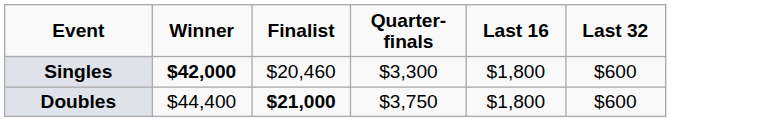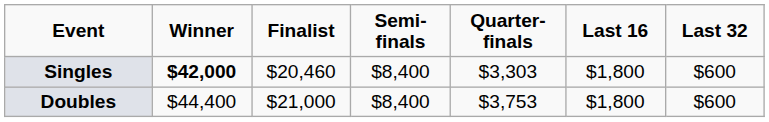+ column: (400, 31)
(408, 72) $3,300 -> (508, 72) $3,303
(301, 102) bold -> (301, 102) normal
(408, 102) $3,750 -> (508, 102) $3,753
